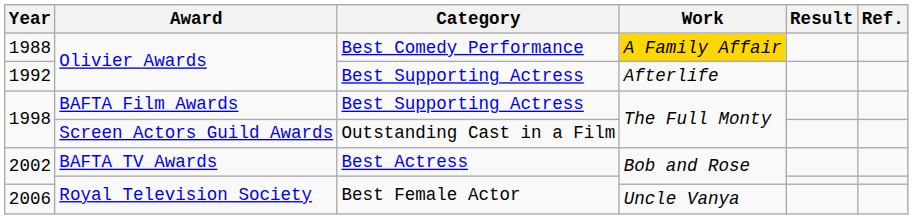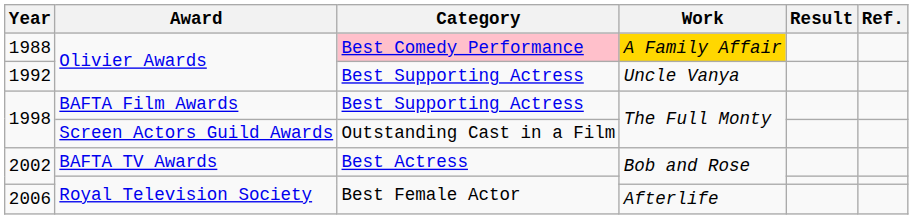(463, 48) no background -> (463, 48) pink background
(671, 76) Afterlife -> (682, 76) Uncle Vanya
(682, 199) Uncle Vanya -> (671, 199) Afterlife
